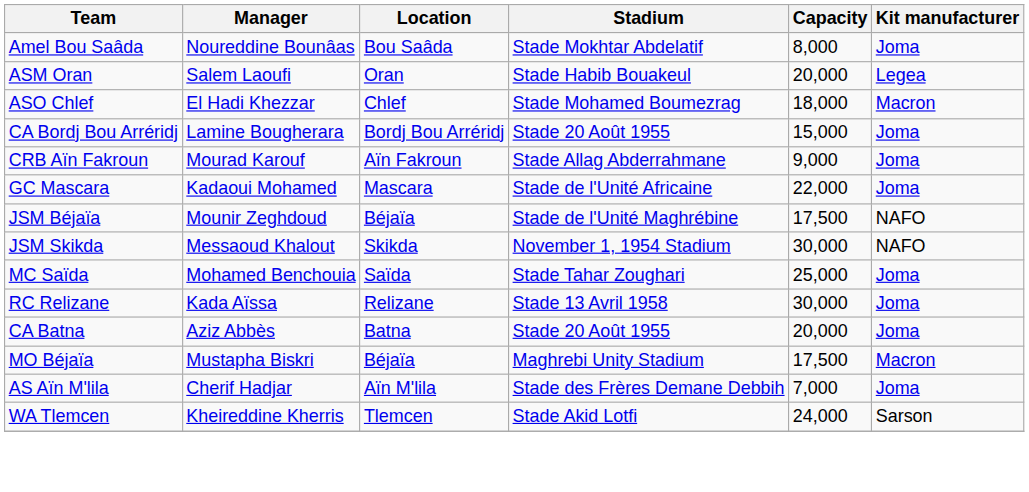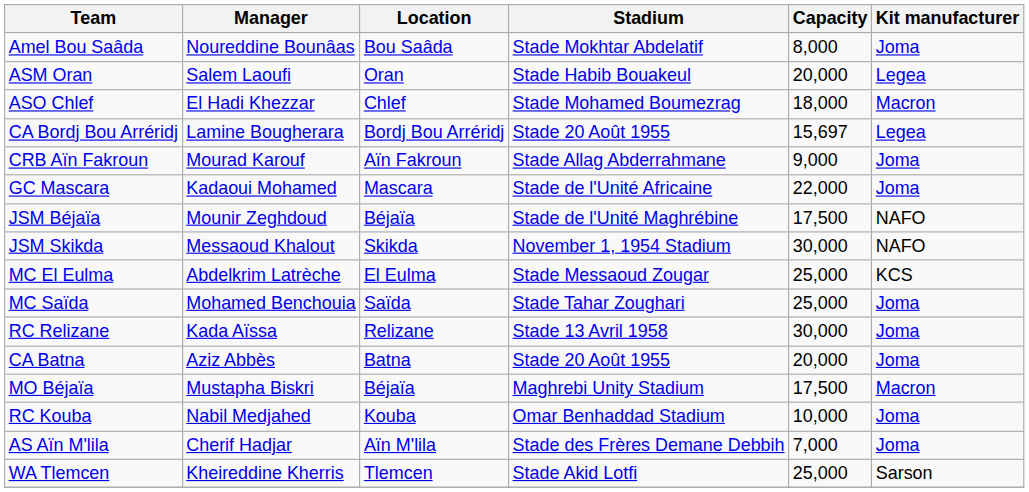(820, 132) 15,000 -> (820, 132) 15,697
(898, 132) Joma -> (901, 132) Legea
+ row: (61, 274)
+ row: (50, 416)
(820, 416) 24,000 -> (820, 473) 25,000
